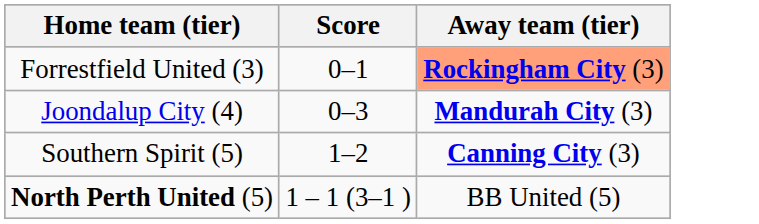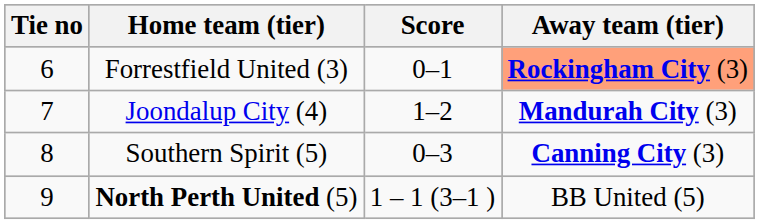+ column: (47, 25)
(348, 111) 0–3 -> (433, 111) 1–2
(348, 153) 1–2 -> (433, 153) 0–3
